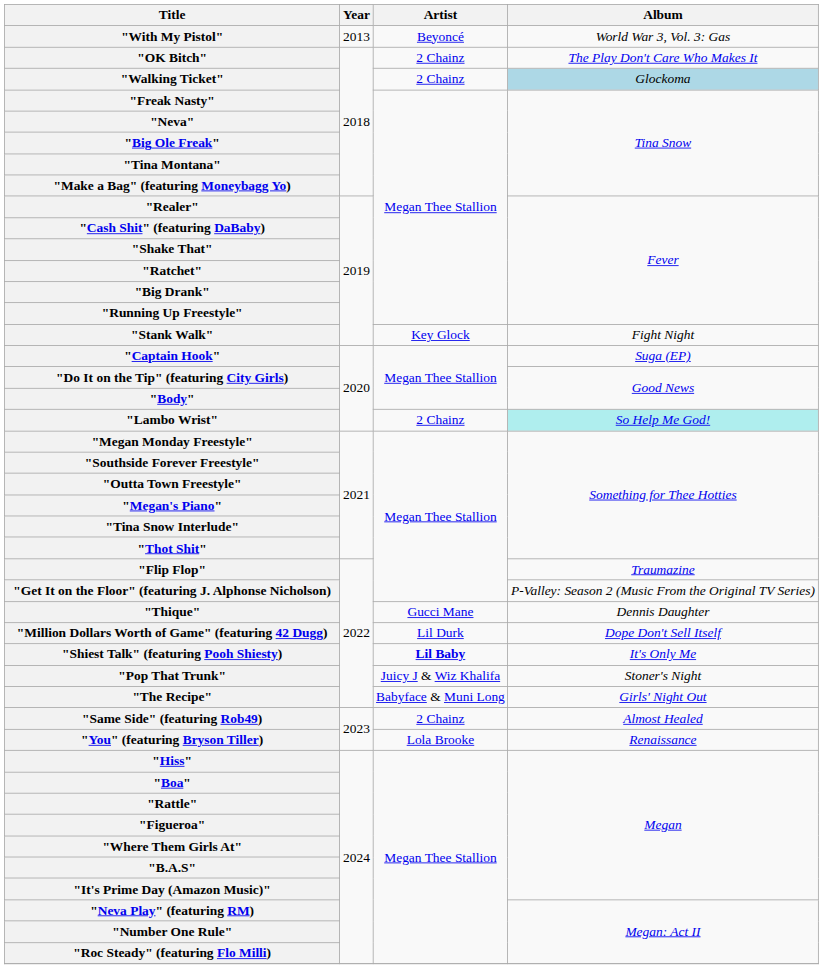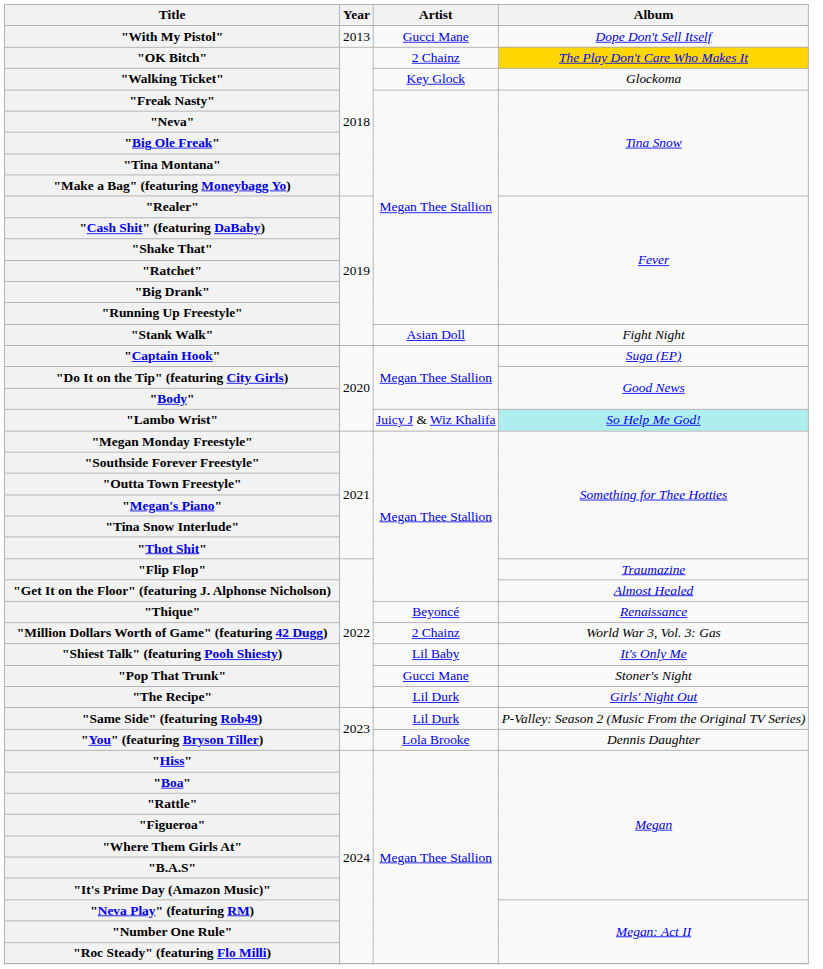(440, 36) Beyoncé -> (436, 36) Gucci Mane
(663, 36) World War 3, Vol. 3: Gas -> (654, 36) Dope Don't Sell Itself
(663, 57) no background -> (654, 57) gold background
(440, 79) 2 Chainz -> (436, 79) Key Glock
(663, 79) lightblue background -> (654, 79) no background
(440, 334) Key Glock -> (436, 334) Asian Doll
(440, 420) 2 Chainz -> (436, 420) Juicy J & Wiz Khalifa
(663, 590) P-Valley: Season 2 (Music From the Original TV Series) -> (654, 590) Almost Healed
(440, 611) Gucci Mane -> (436, 611) Beyoncé
(663, 611) Dennis Daughter -> (654, 611) Renaissance
(440, 633) Lil Durk -> (436, 633) 2 Chainz
(663, 633) Dope Don't Sell Itself -> (654, 633) World War 3, Vol. 3: Gas
(440, 654) bold -> (436, 654) normal
(440, 675) Juicy J & Wiz Khalifa -> (436, 675) Gucci Mane
(440, 697) Babyface & Muni Long -> (436, 697) Lil Durk
(440, 718) 2 Chainz -> (436, 718) Lil Durk
(663, 718) Almost Healed -> (654, 718) P-Valley: Season 2 (Music From the Original TV Series)
(663, 739) Renaissance -> (654, 739) Dennis Daughter
